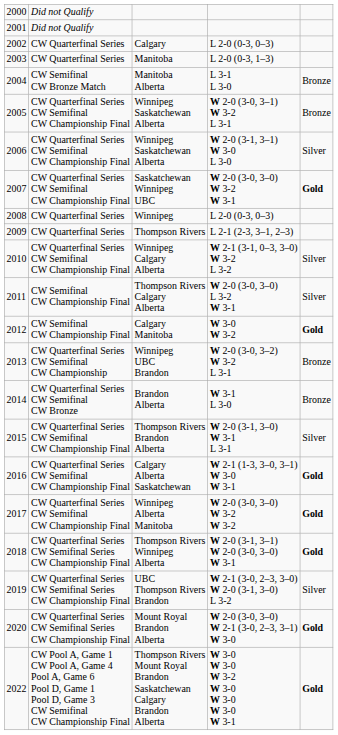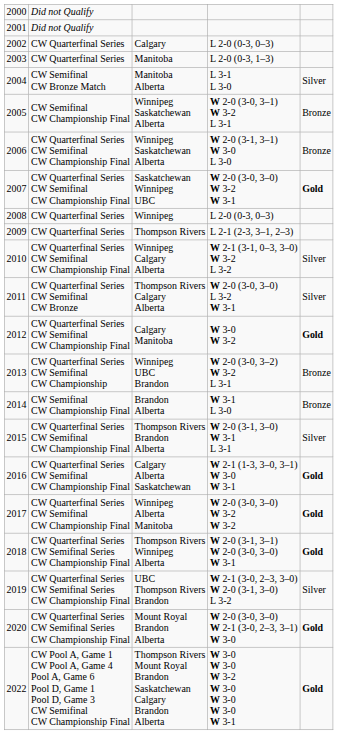(317, 80) Bronze -> (314, 80) Silver
(81, 113) CW Quarterfinal Series CW Semifinal CW Championship Final -> (81, 113) CW Semifinal CW Championship Final
(314, 151) Silver -> (317, 151) Bronze
(81, 297) CW Semifinal CW Championship Final -> (78, 297) CW Quarterfinal Series CW Semifinal CW Bronze
(81, 329) CW Semifinal CW Championship Final -> (81, 335) CW Quarterfinal Series CW Semifinal CW Championship Final
(78, 400) CW Quarterfinal Series CW Semifinal CW Bronze -> (81, 405) CW Semifinal CW Championship Final
